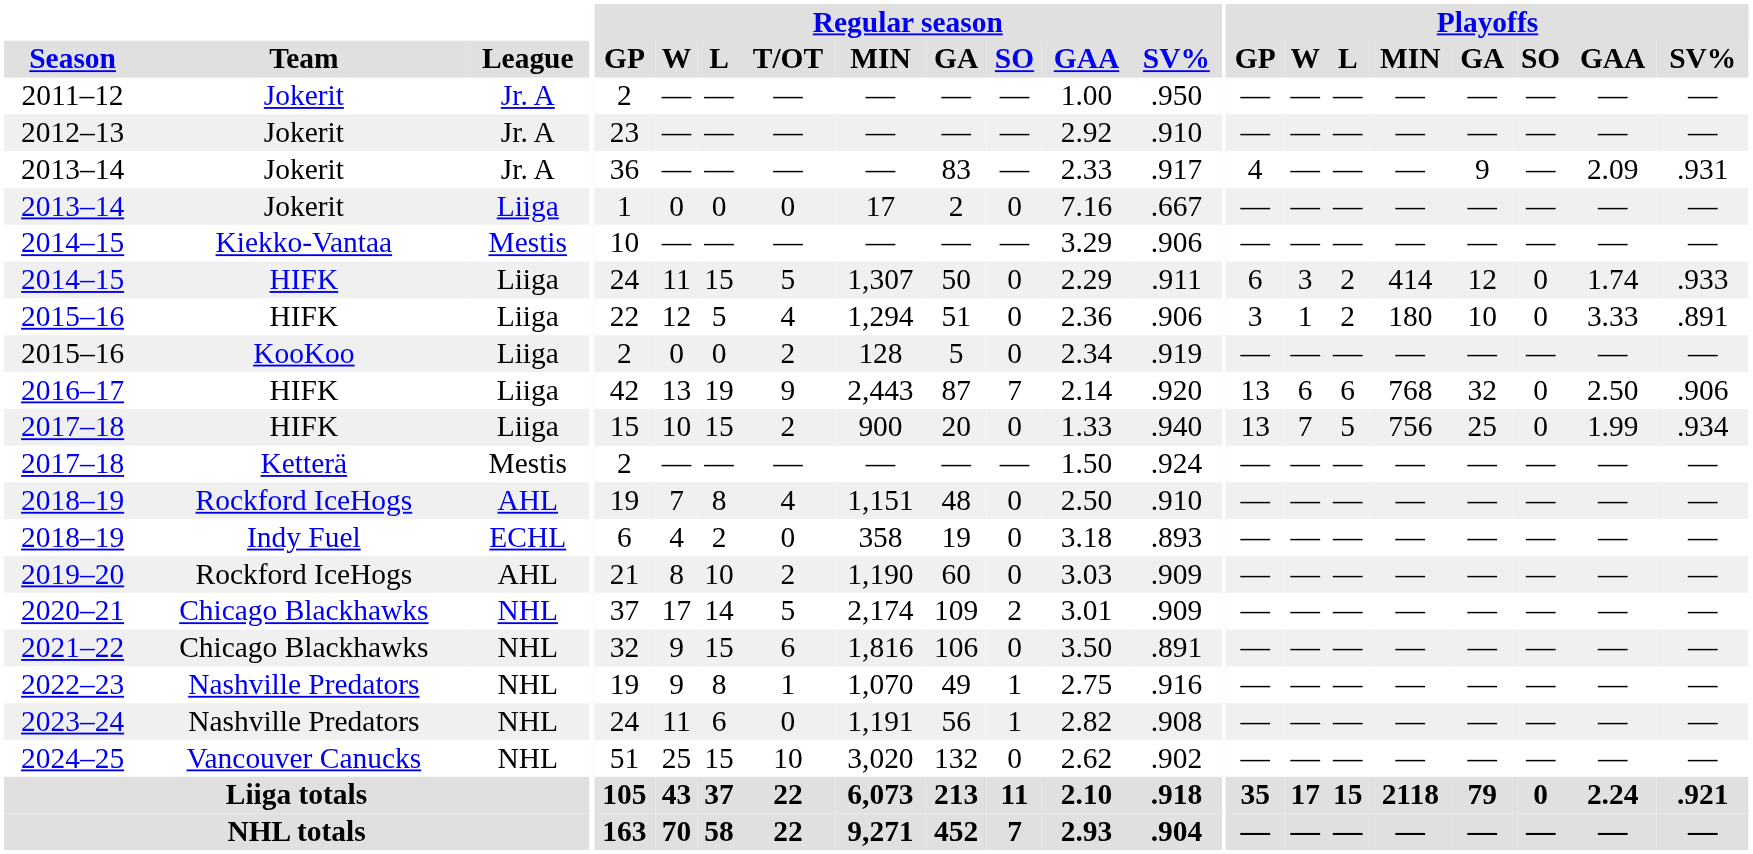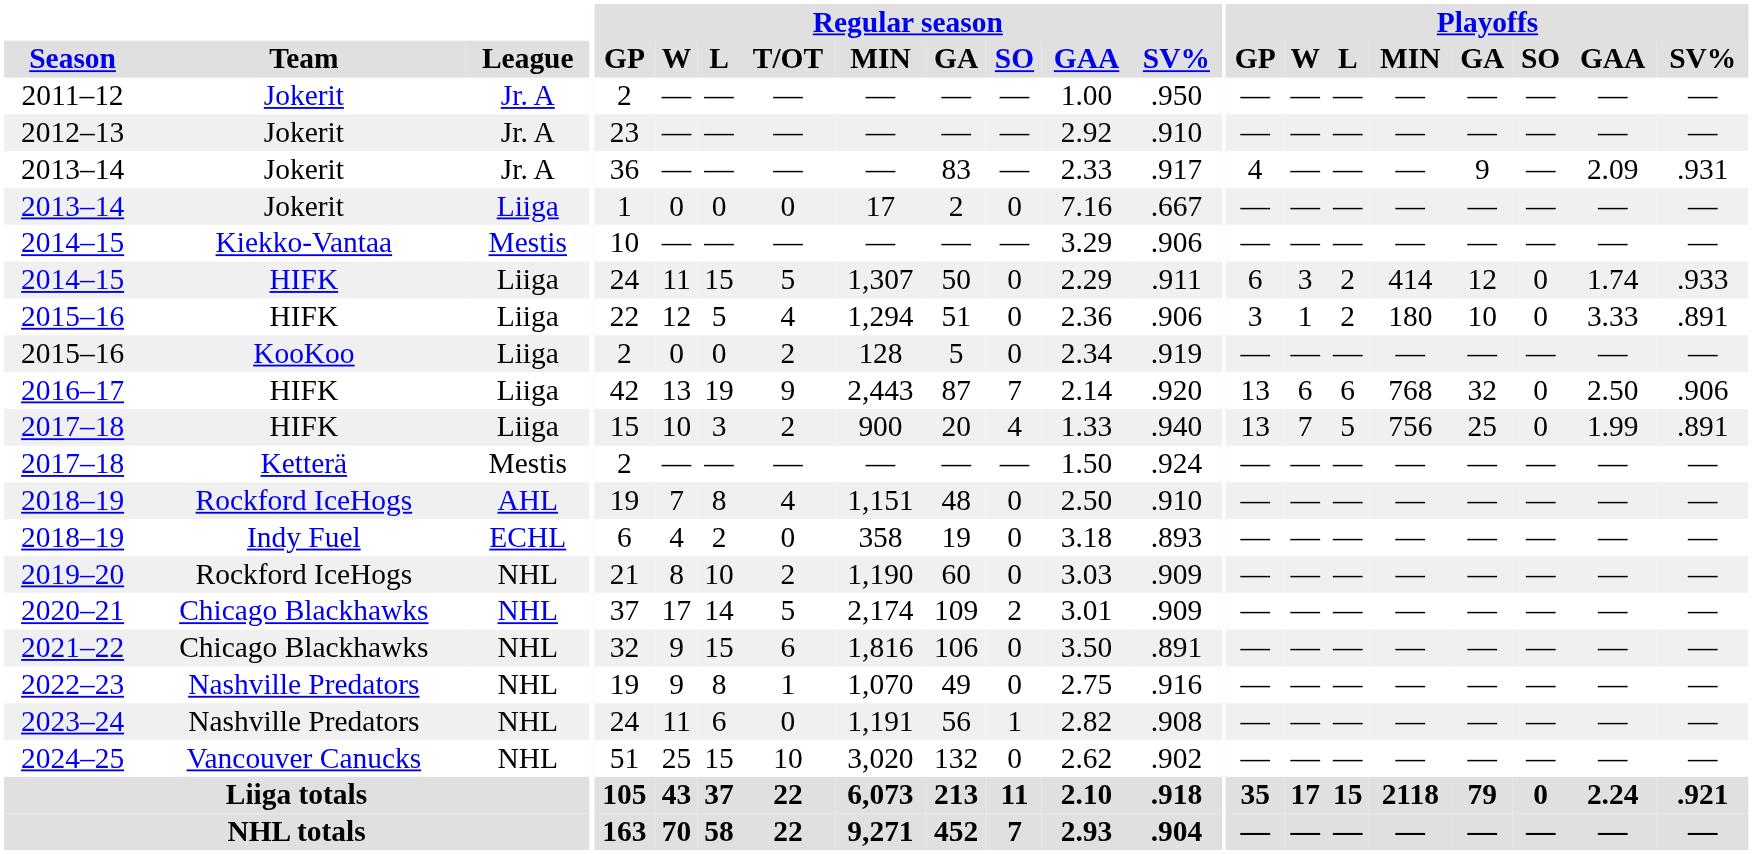(719, 426) 15 -> (719, 426) 3
(1015, 426) 0 -> (1015, 426) 4
(1703, 426) .934 -> (1703, 426) .891
(528, 573) AHL -> (528, 573) NHL
(1015, 684) 1 -> (1015, 684) 0
